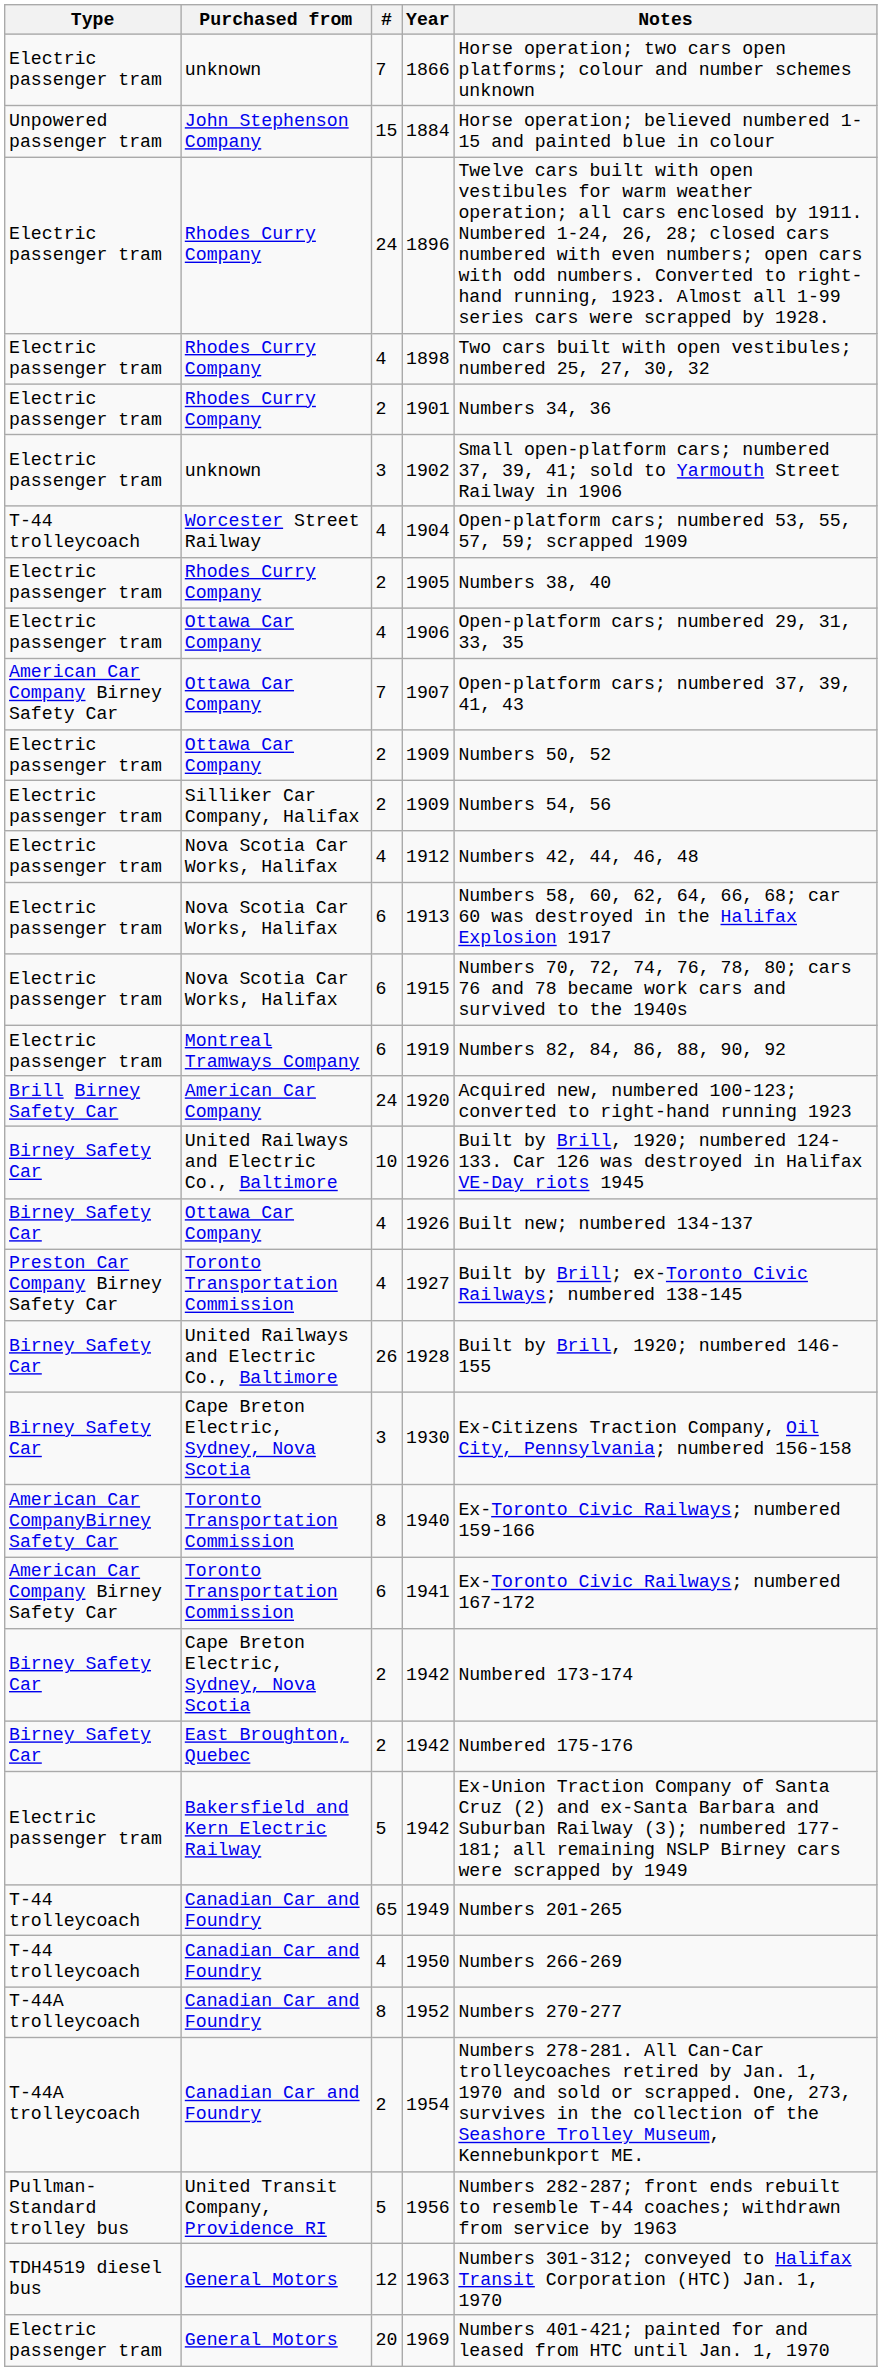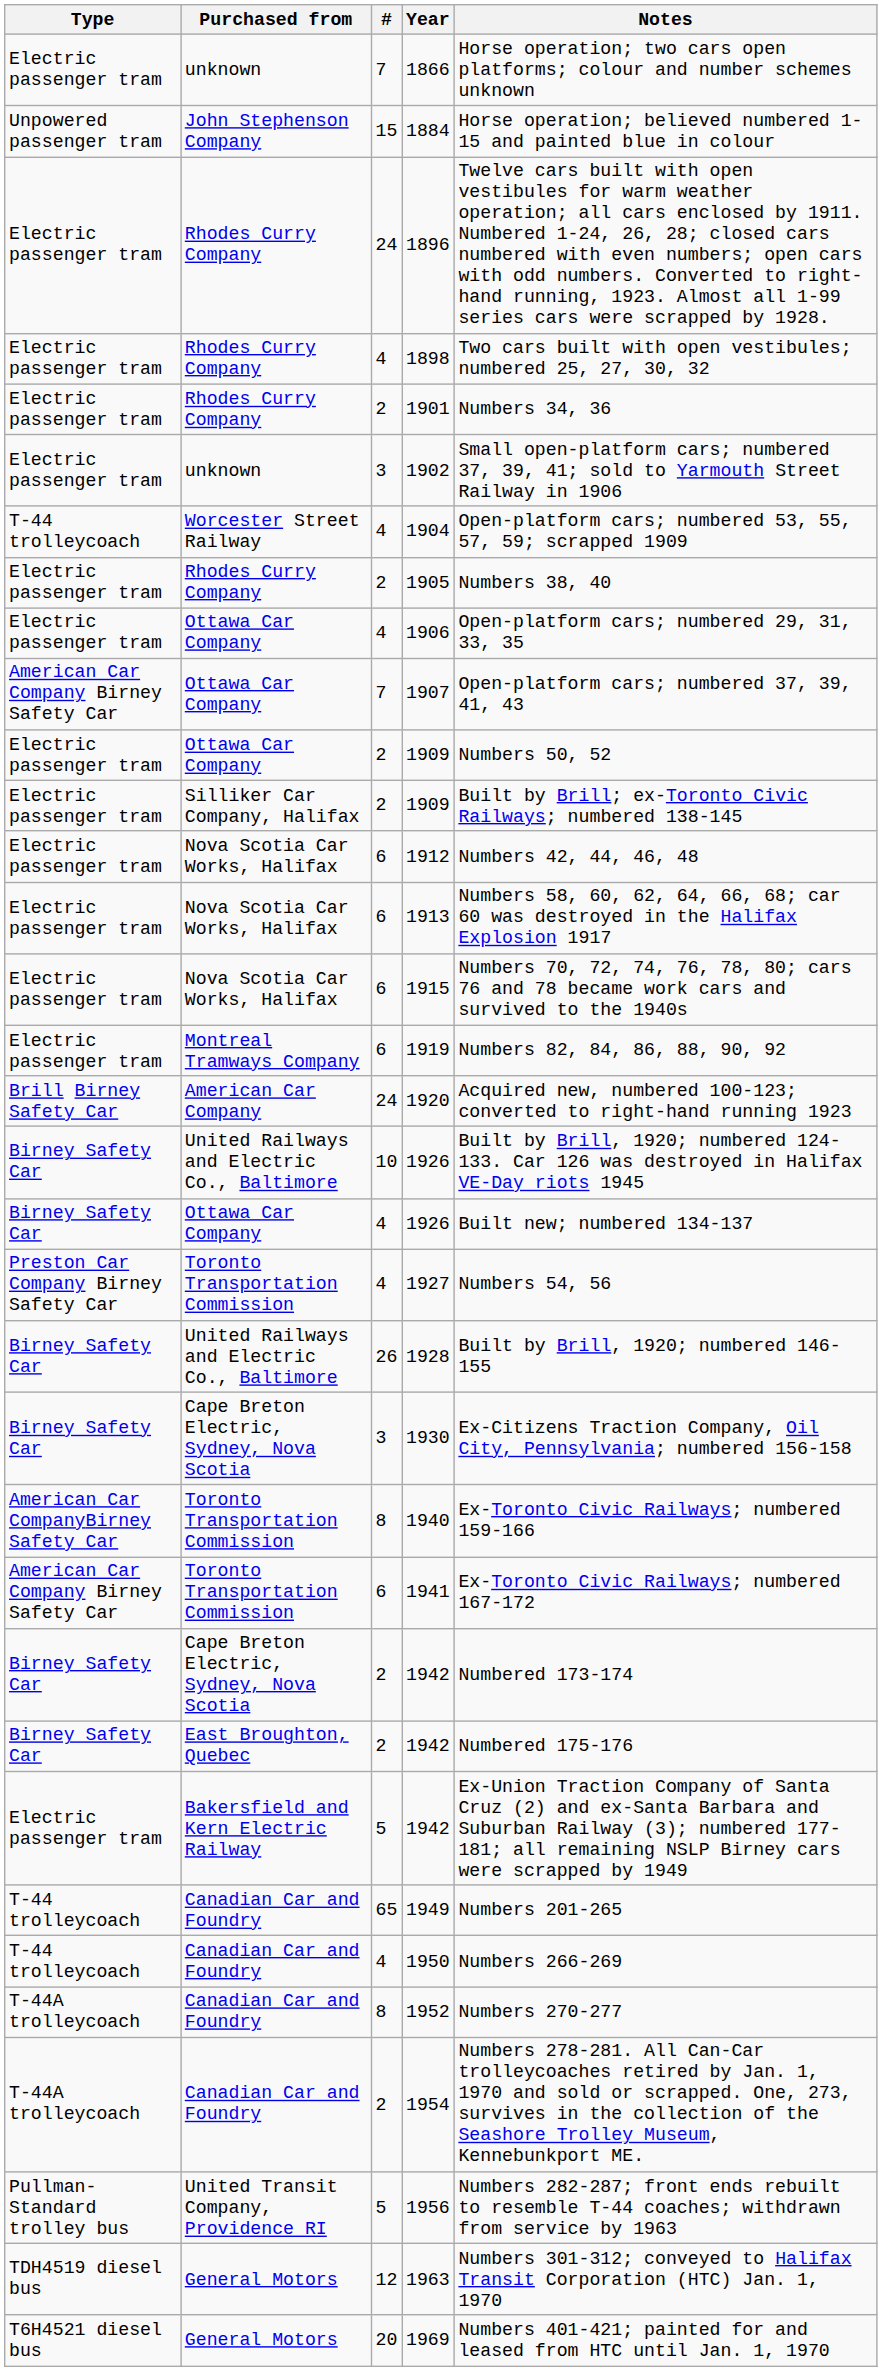(535, 806) Numbers 54, 56 -> (633, 806) Built by Brill; ex-Toronto Civic Railways; numbered 138-145
(381, 857) 4 -> (381, 857) 6
(633, 1285) Built by Brill; ex-Toronto Civic Railways; numbered 138-145 -> (535, 1285) Numbers 54, 56
(85, 2341) Electric passenger tram -> (85, 2341) T6H4521 diesel bus
